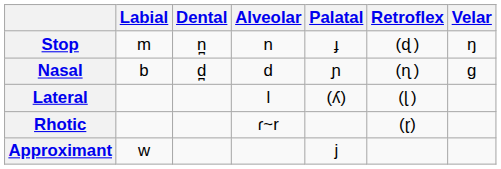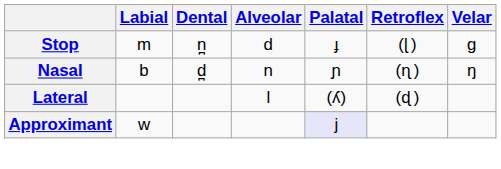(268, 44) n -> (268, 44) d
(408, 44) (ɖ ) -> (408, 44) (ɭ )
(472, 44) ŋ -> (472, 44) ɡ
(268, 71) d -> (268, 71) n
(472, 71) ɡ -> (472, 71) ŋ
(408, 97) (ɭ ) -> (408, 97) (ɖ )
- row: (60, 124)
(336, 151) no background -> (336, 124) lavender background
